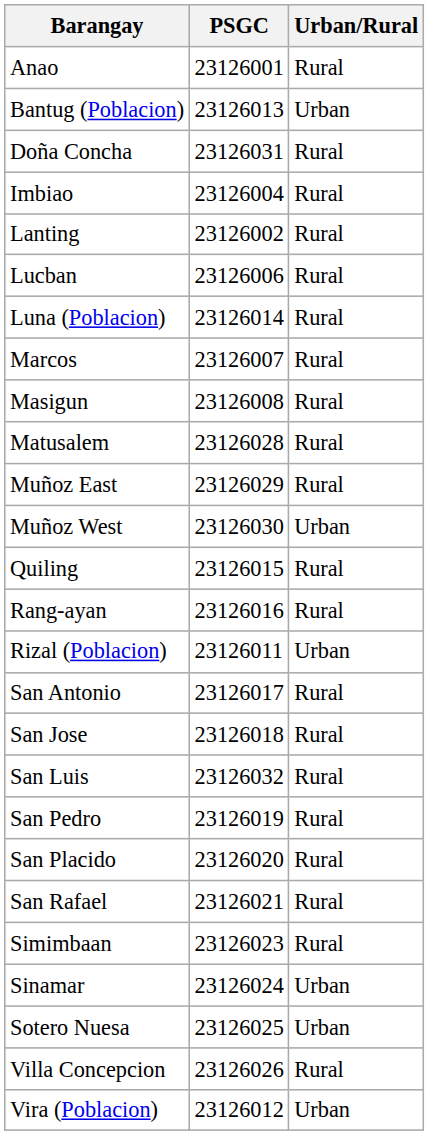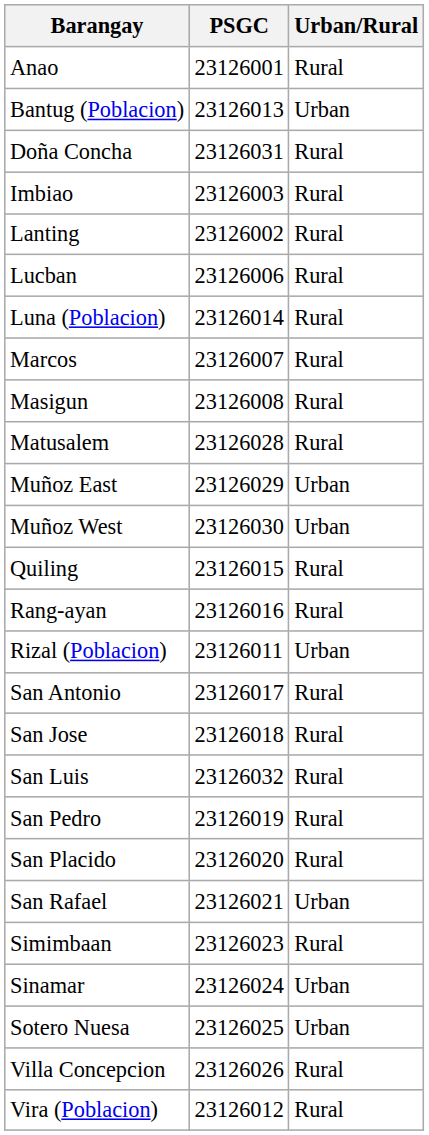(239, 193) 23126004 -> (239, 193) 23126003
(319, 485) Rural -> (322, 485) Urban
(319, 902) Rural -> (322, 902) Urban
(322, 1110) Urban -> (319, 1110) Rural
